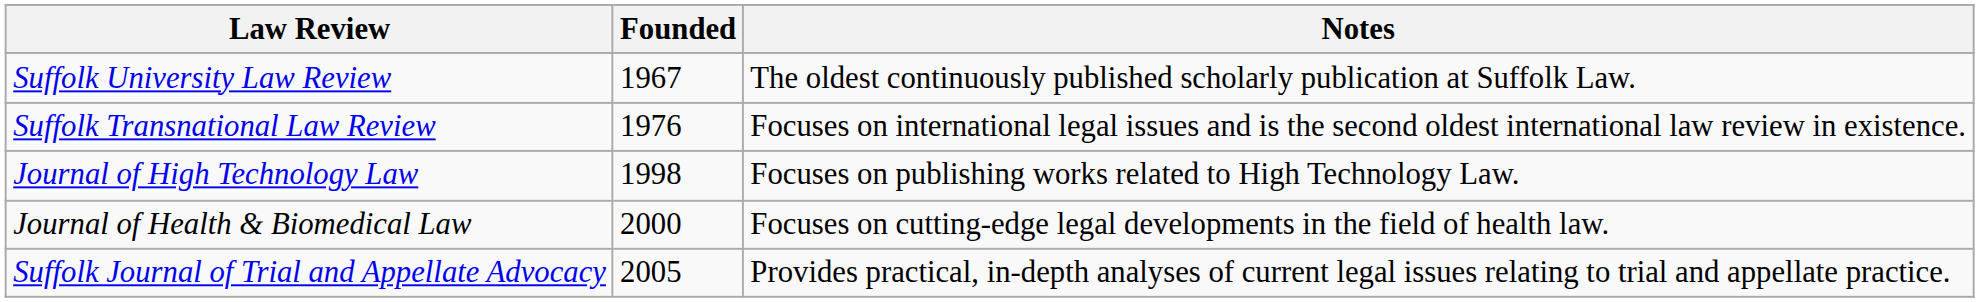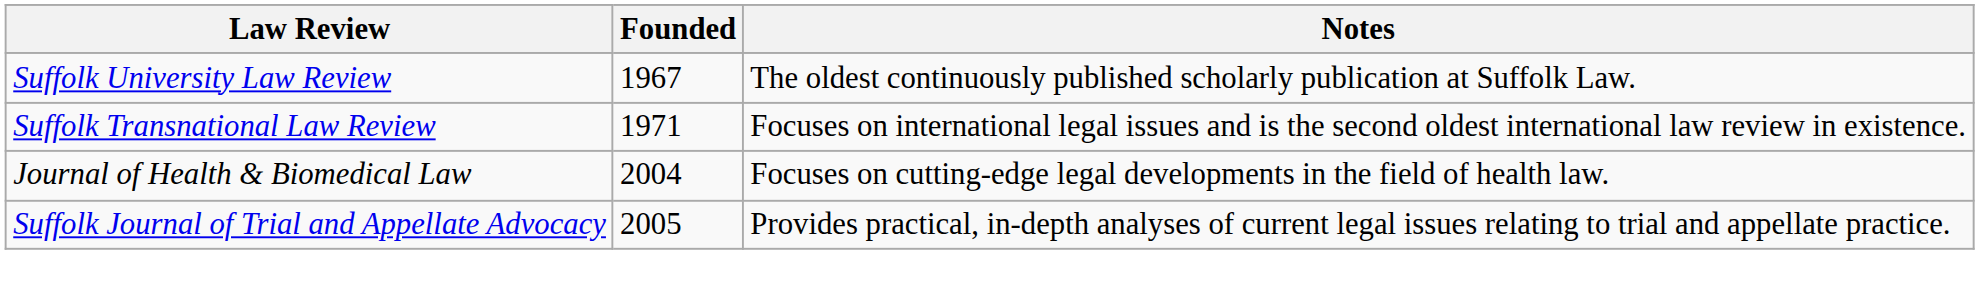(651, 126) 1976 -> (651, 126) 1971
- row: (216, 175)
(651, 223) 2000 -> (651, 175) 2004
